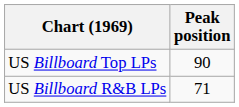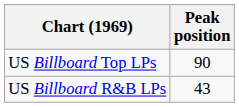(202, 89) 71 -> (202, 89) 43
